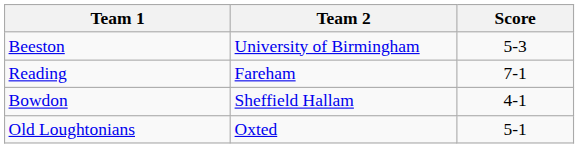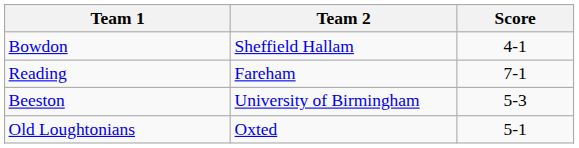rows swapped: (37, 45) <-> (38, 101)
